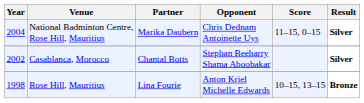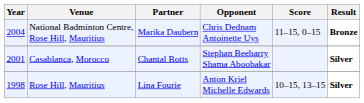(341, 33) Silver -> (344, 33) Bronze
(16, 59) 2002 -> (16, 59) 2001
(344, 85) Bronze -> (341, 85) Silver
